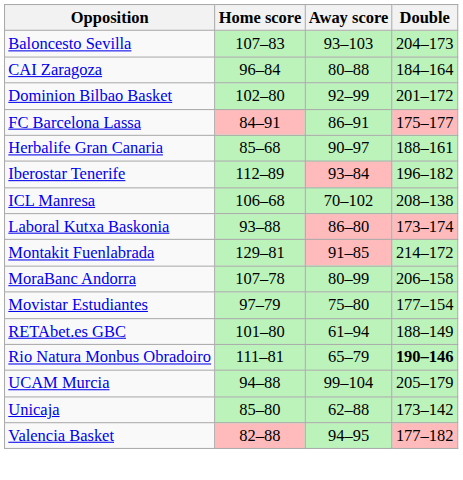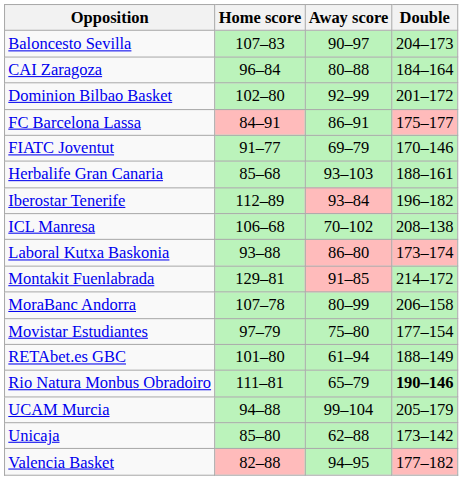(349, 43) 93–103 -> (349, 43) 90–97
+ row: (61, 148)
(349, 148) 90–97 -> (349, 174) 93–103
